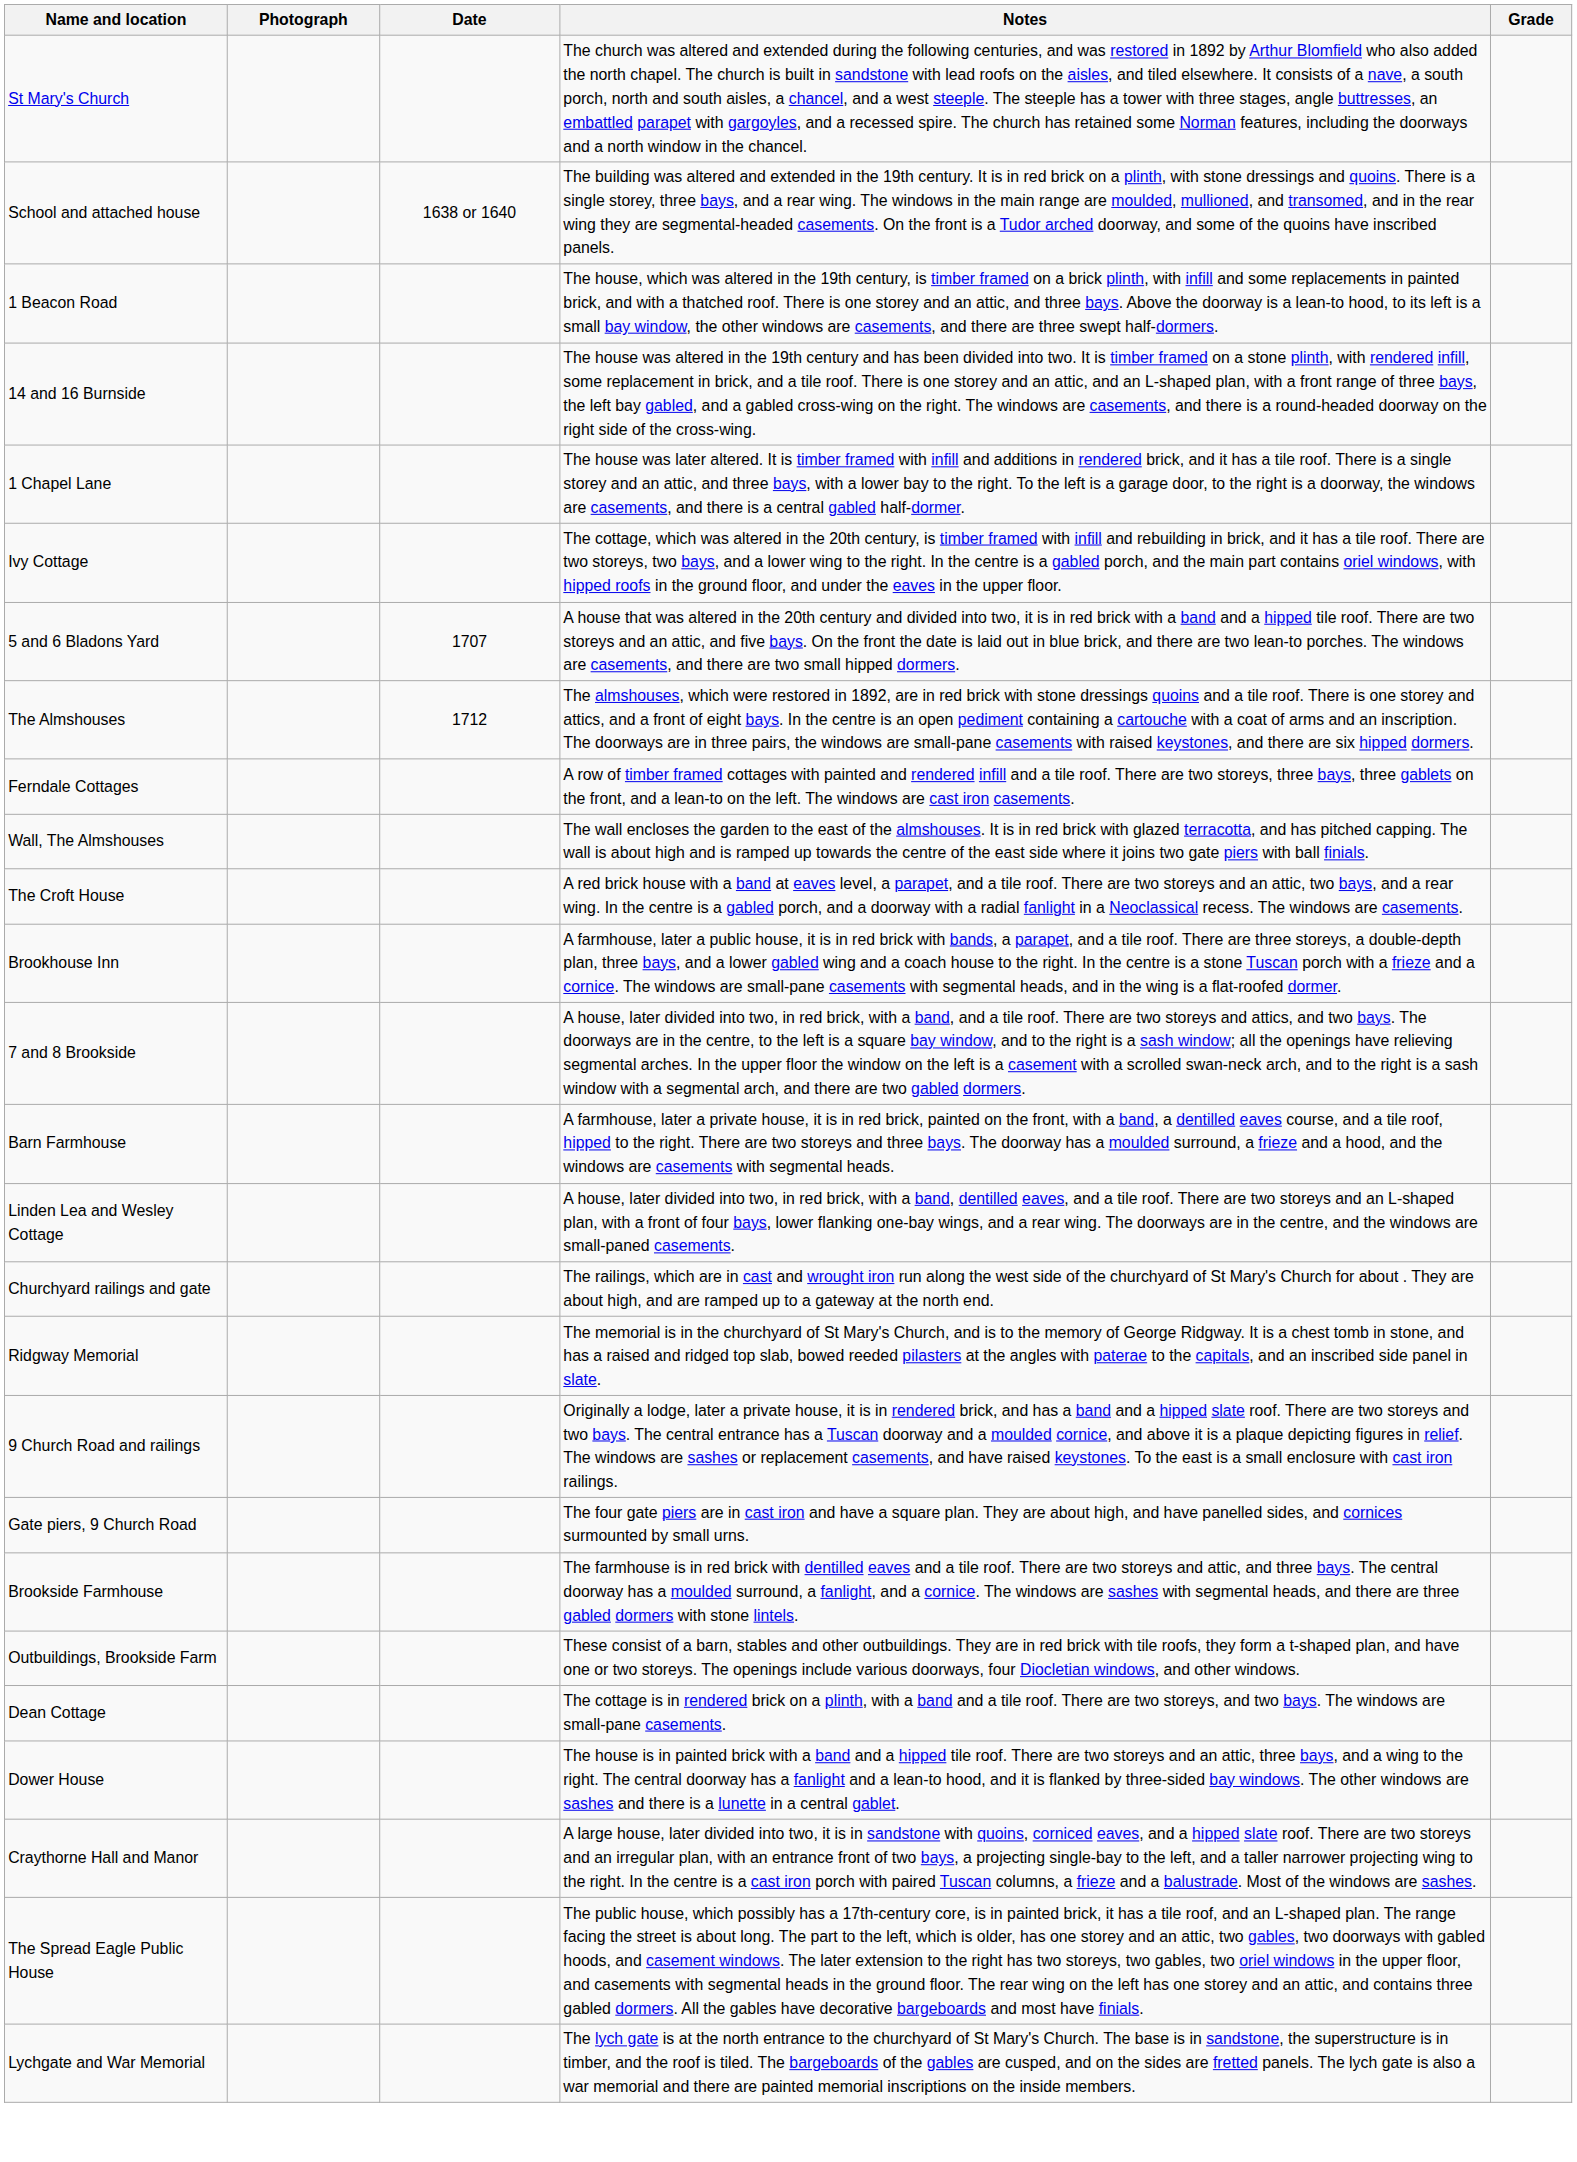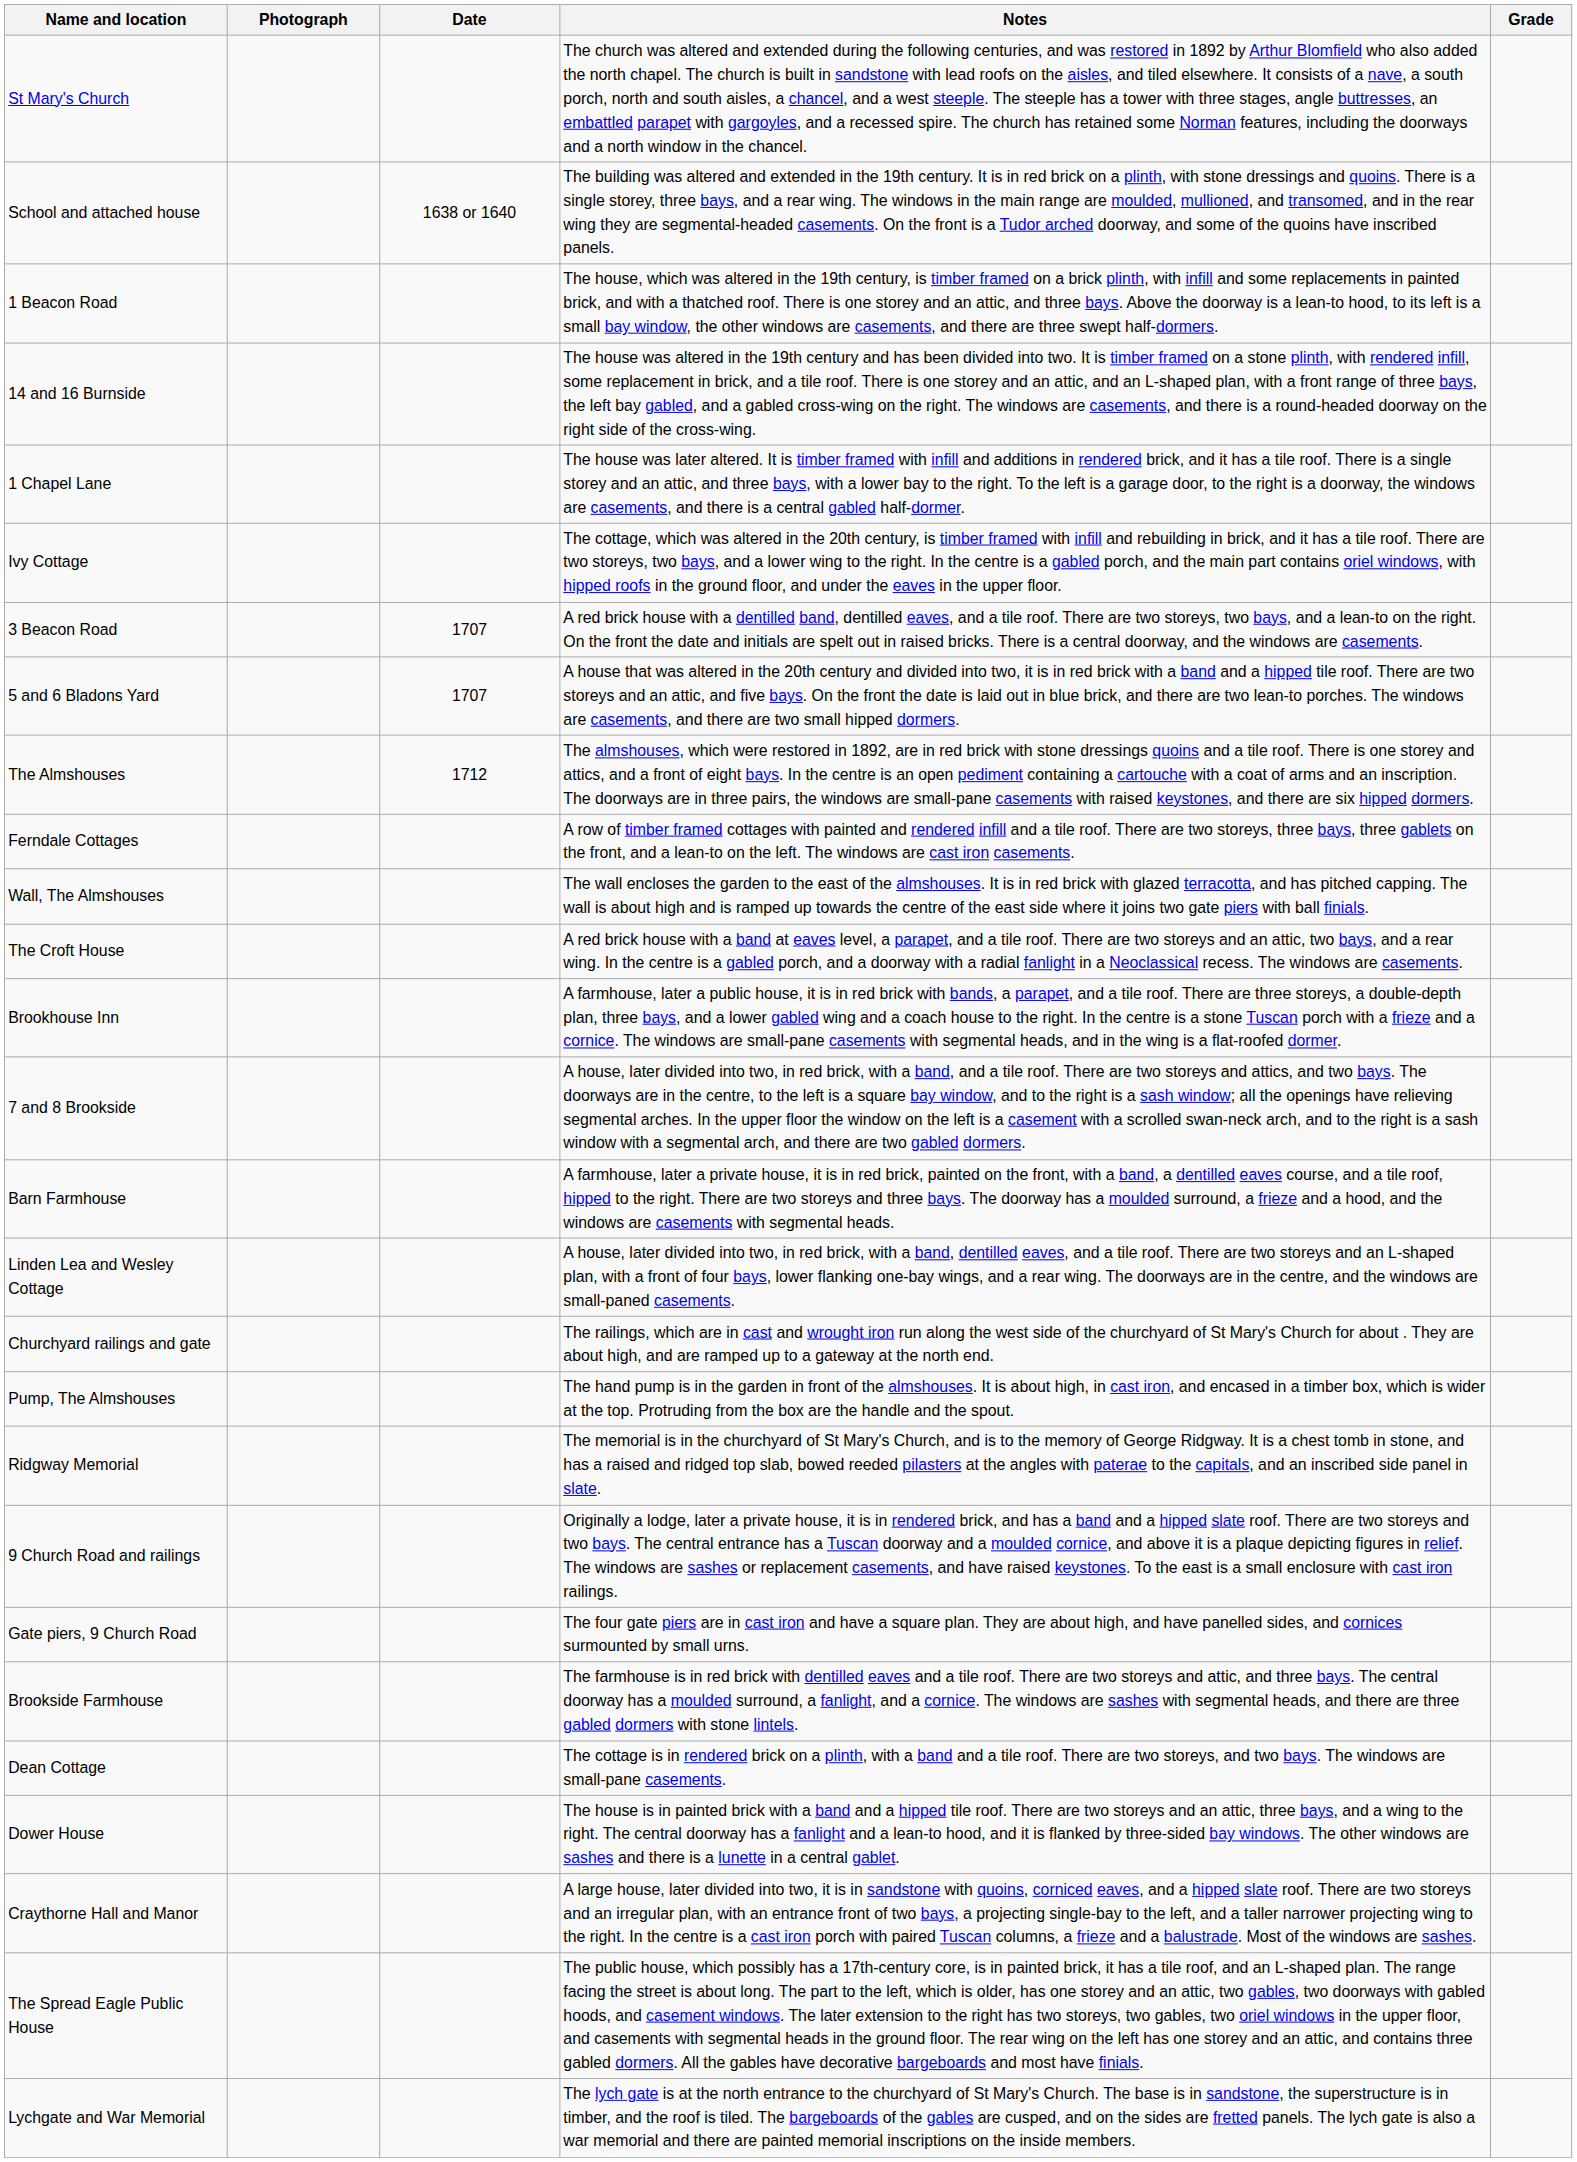+ row: (63, 629)
+ row: (92, 1398)
- row: (112, 1658)
